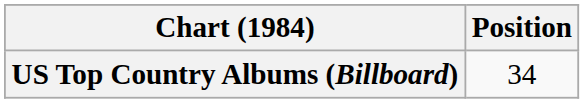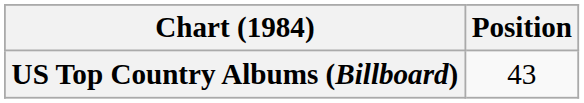(522, 73) 34 -> (522, 73) 43
